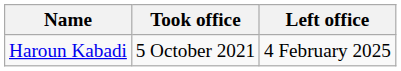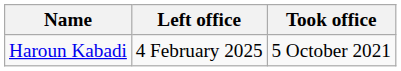columns swapped: (195, 19) <-> (327, 19)
